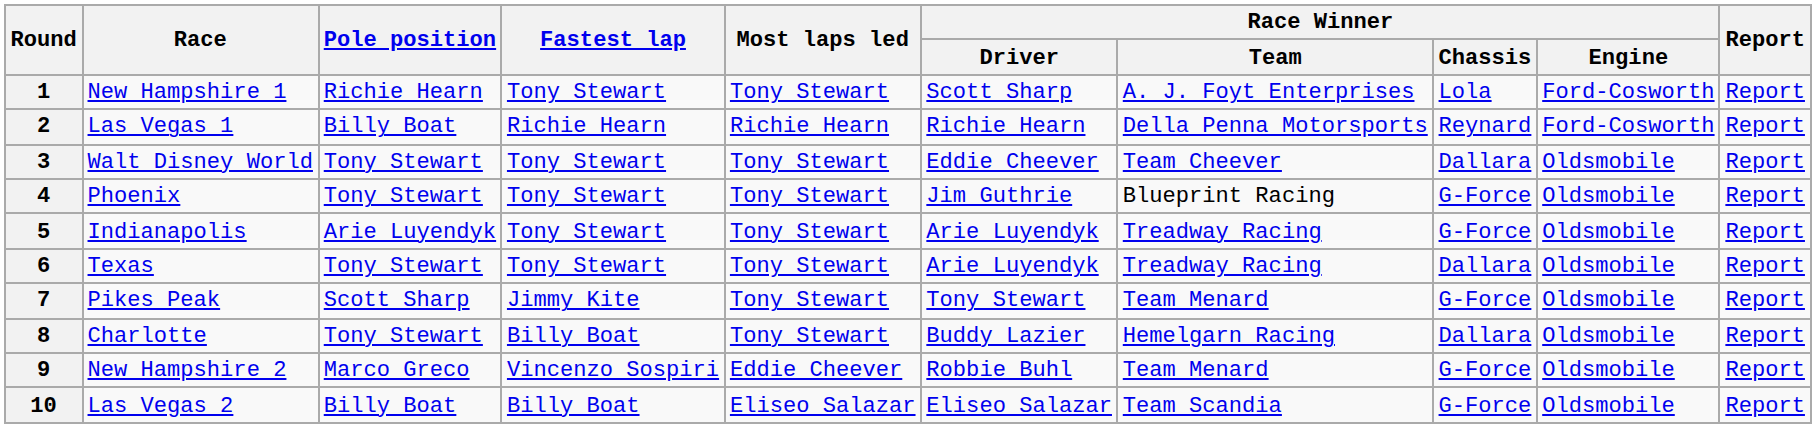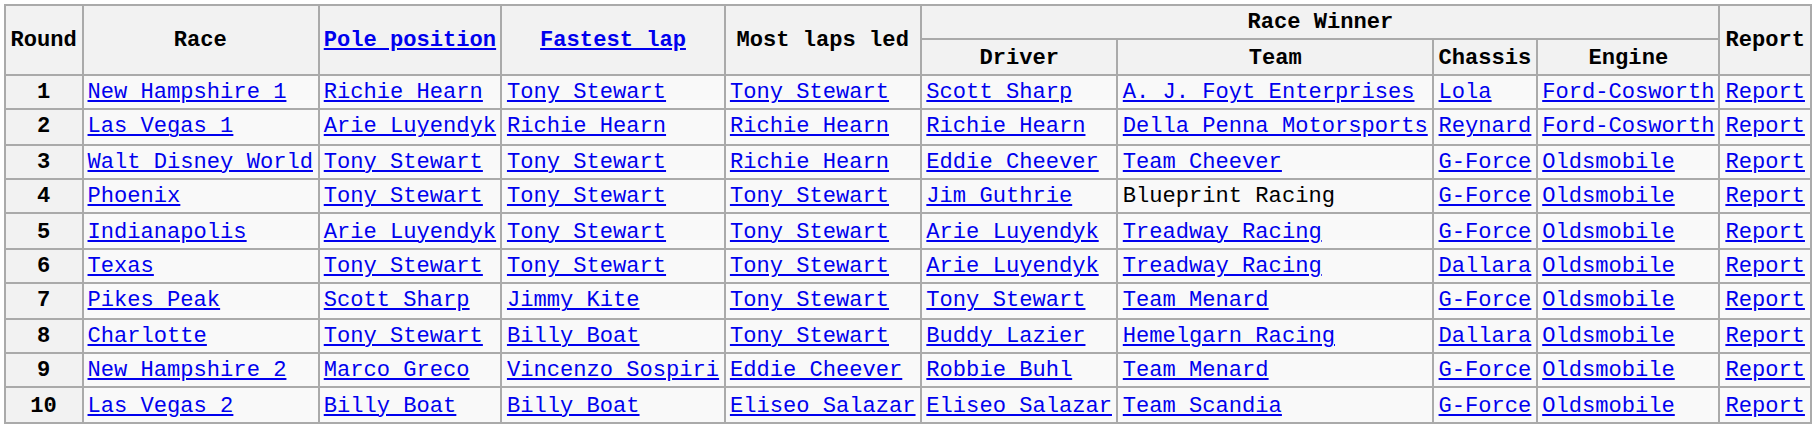(390, 127) Billy Boat -> (410, 127) Arie Luyendyk
(809, 162) Tony Stewart -> (809, 162) Richie Hearn
(1485, 162) Dallara -> (1485, 162) G-Force
